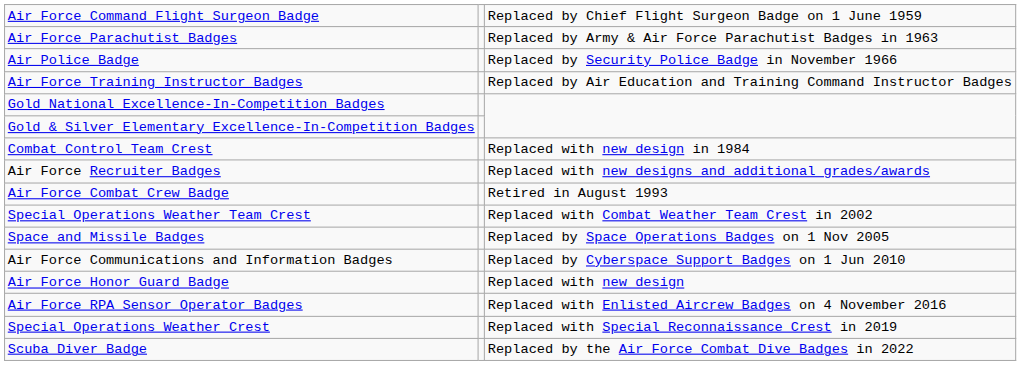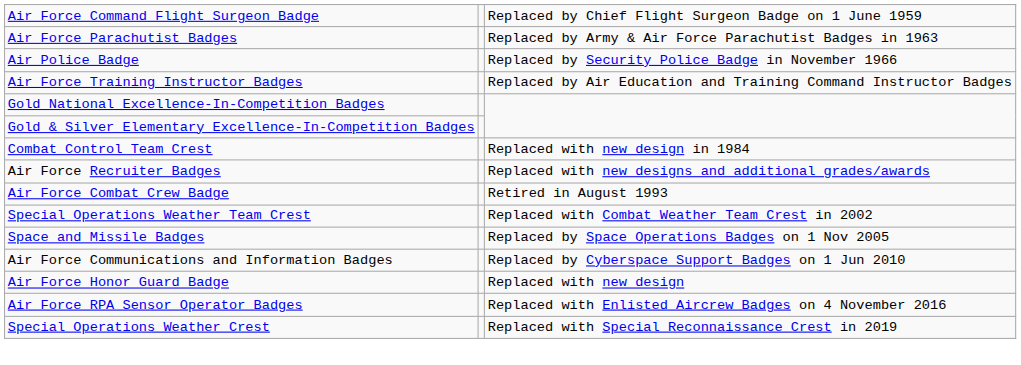- row: (77, 349)
